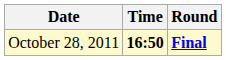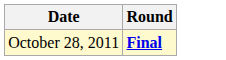- column: (145, 17)
